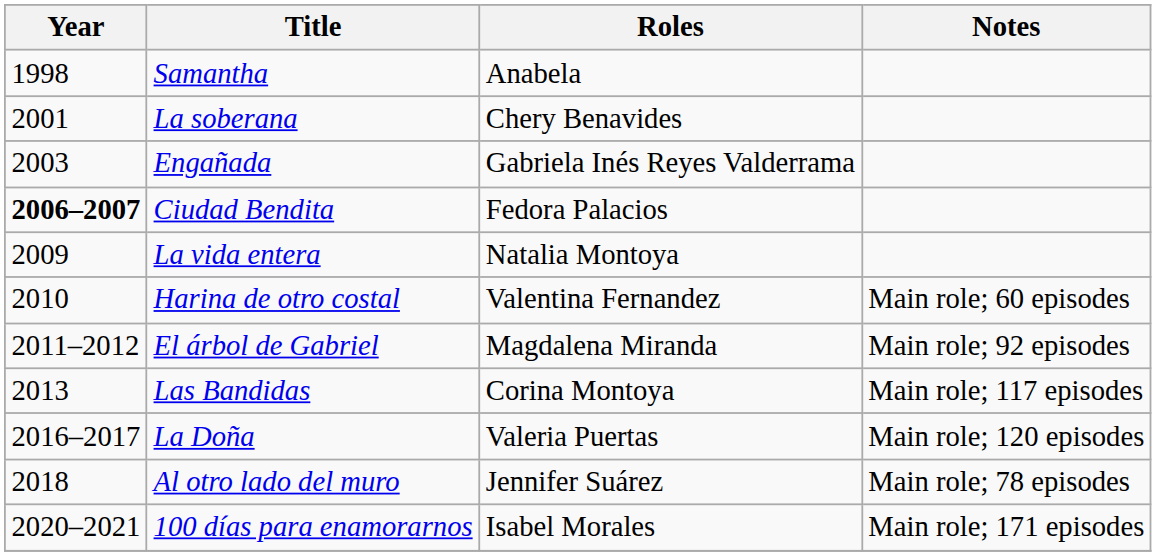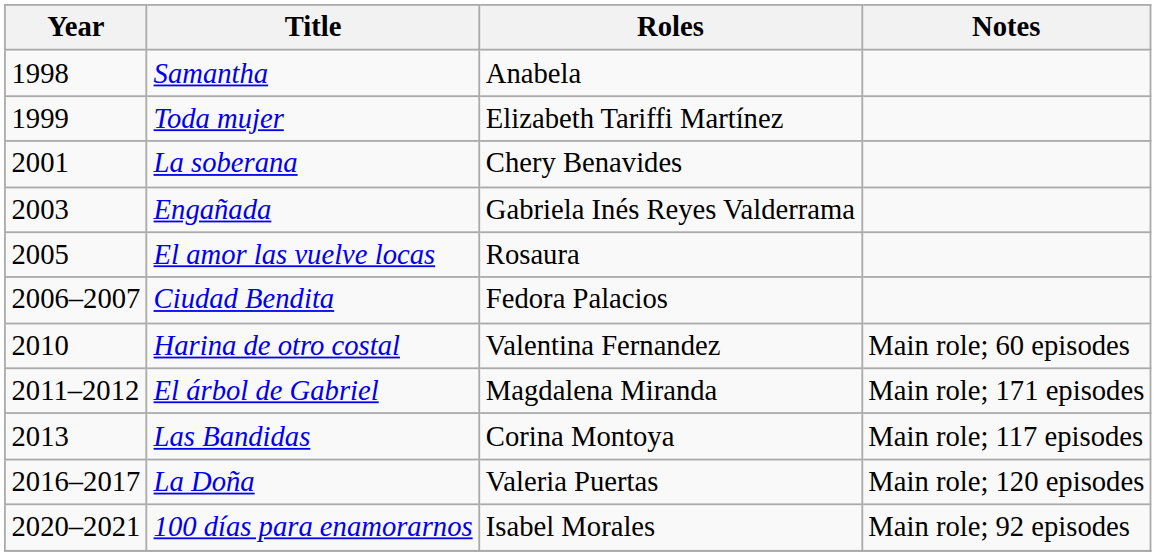+ row: (219, 118)
+ row: (294, 254)
(76, 208) bold -> (76, 299) normal
- row: (237, 254)
(999, 345) Main role; 92 episodes -> (1006, 390) Main role; 171 episodes
- row: (277, 481)
(1006, 526) Main role; 171 episodes -> (999, 526) Main role; 92 episodes
